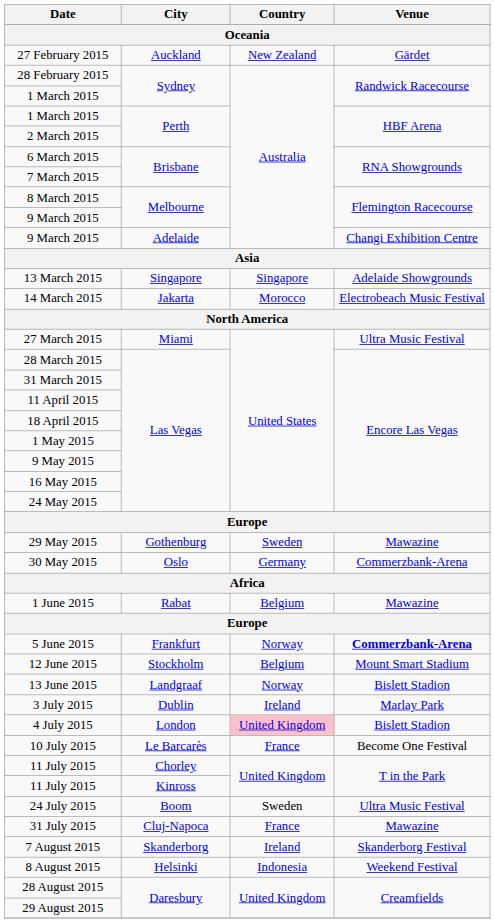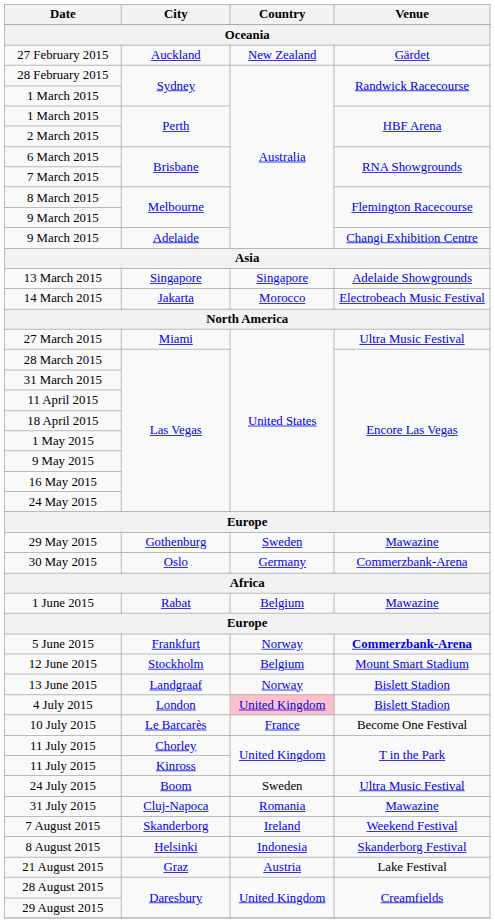- row: (63, 704)
(282, 826) France -> (282, 806) Romania
(412, 846) Skanderborg Festival -> (412, 826) Weekend Festival
(412, 867) Weekend Festival -> (412, 846) Skanderborg Festival
+ row: (63, 867)
